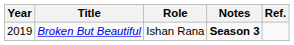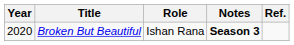(20, 31) 2019 -> (20, 31) 2020
